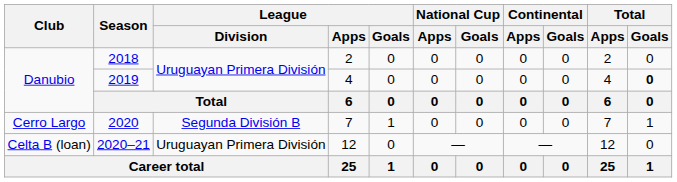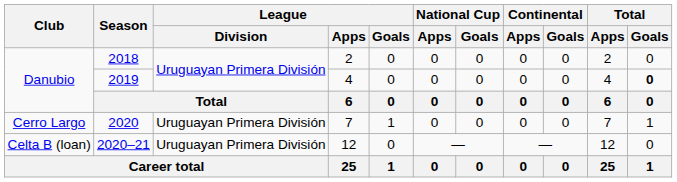(241, 123) Segunda División B -> (241, 123) Uruguayan Primera División
